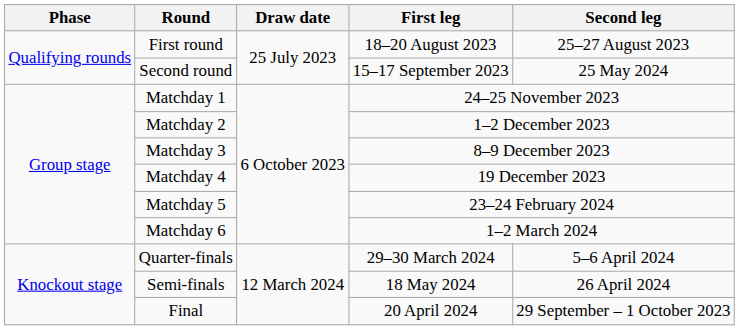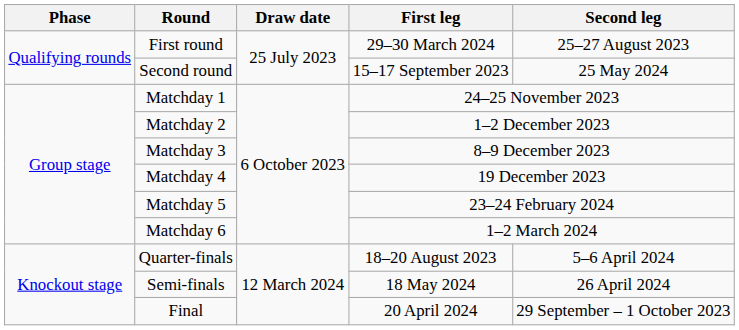(431, 44) 18–20 August 2023 -> (431, 44) 29–30 March 2024
(431, 257) 29–30 March 2024 -> (431, 257) 18–20 August 2023
